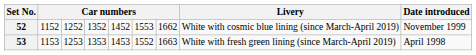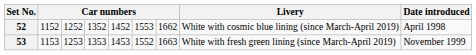(434, 27) November 1999 -> (424, 27) April 1998
(424, 42) April 1998 -> (434, 42) November 1999
